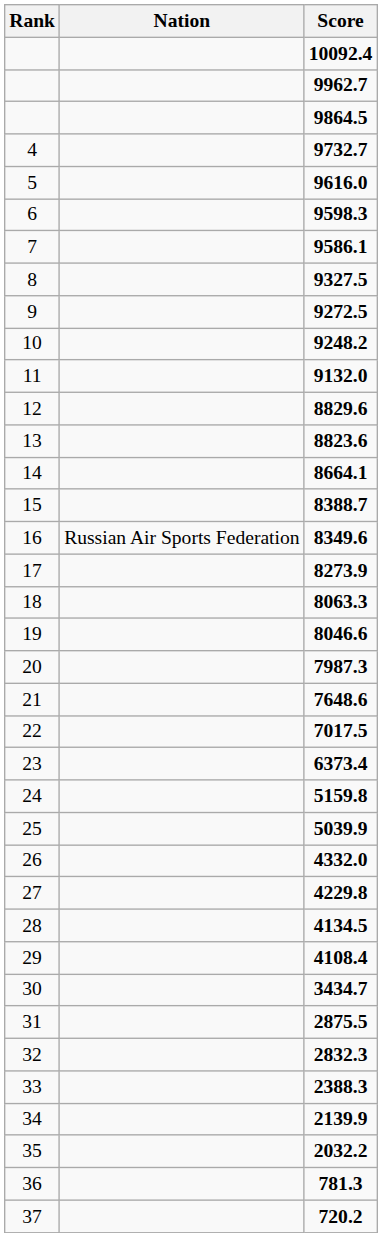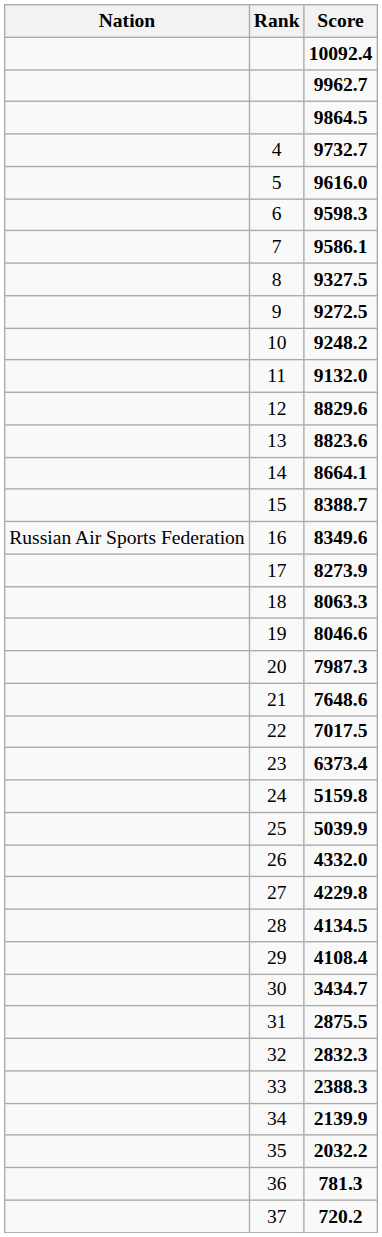columns swapped: (32, 21) <-> (182, 21)
